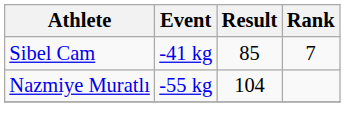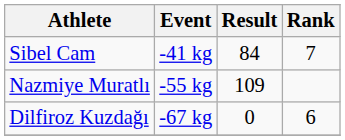(249, 53) 85 -> (249, 53) 84
(249, 85) 104 -> (249, 85) 109
+ row: (79, 118)
